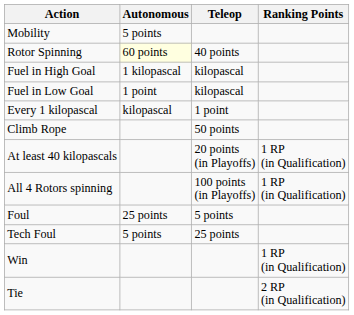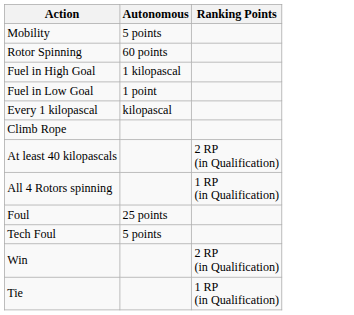- column: (225, 14)
(145, 52) lightyellow background -> (145, 52) no background
(303, 155) 1 RP (in Qualification) -> (237, 155) 2 RP (in Qualification)
(303, 260) 1 RP (in Qualification) -> (237, 260) 2 RP (in Qualification)
(303, 293) 2 RP (in Qualification) -> (237, 293) 1 RP (in Qualification)
